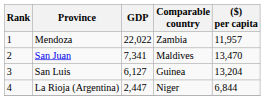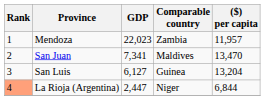(138, 39) 22,022 -> (138, 39) 22,023
(9, 87) no background -> (9, 87) lightsalmon background
